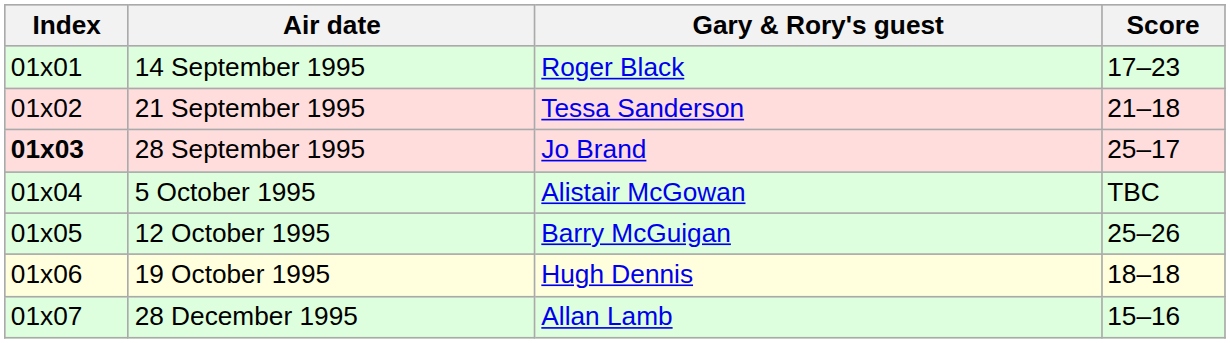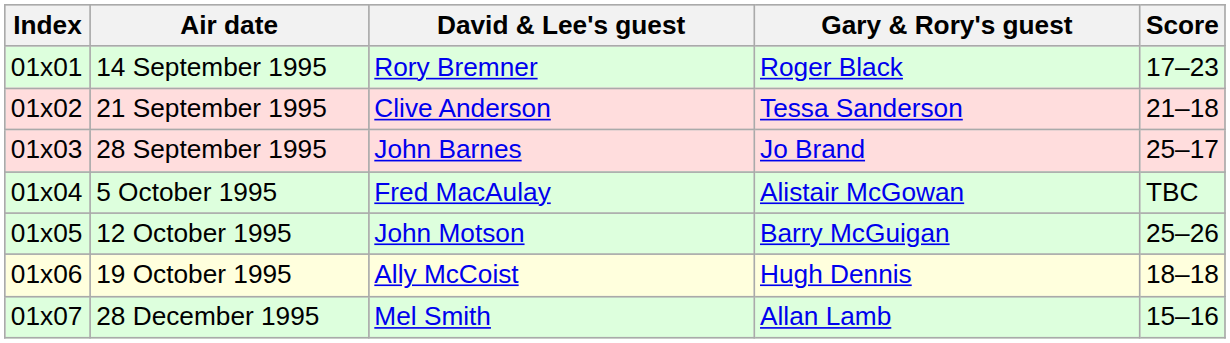+ column: (561, 25)
(47, 150) bold -> (47, 150) normal
